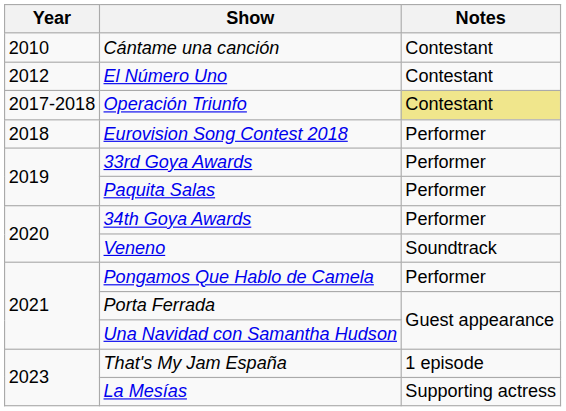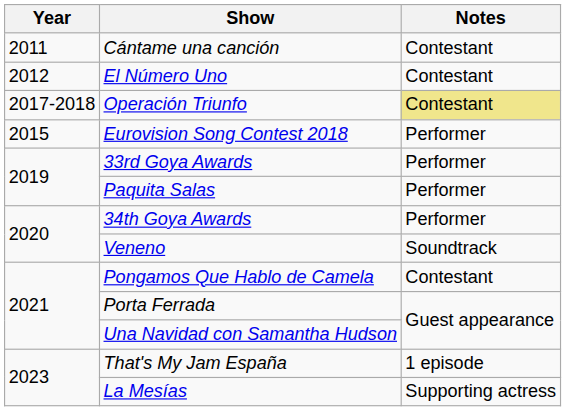(29, 47) 2010 -> (28, 47) 2011
(29, 133) 2018 -> (29, 133) 2015
(446, 276) Performer -> (449, 276) Contestant
